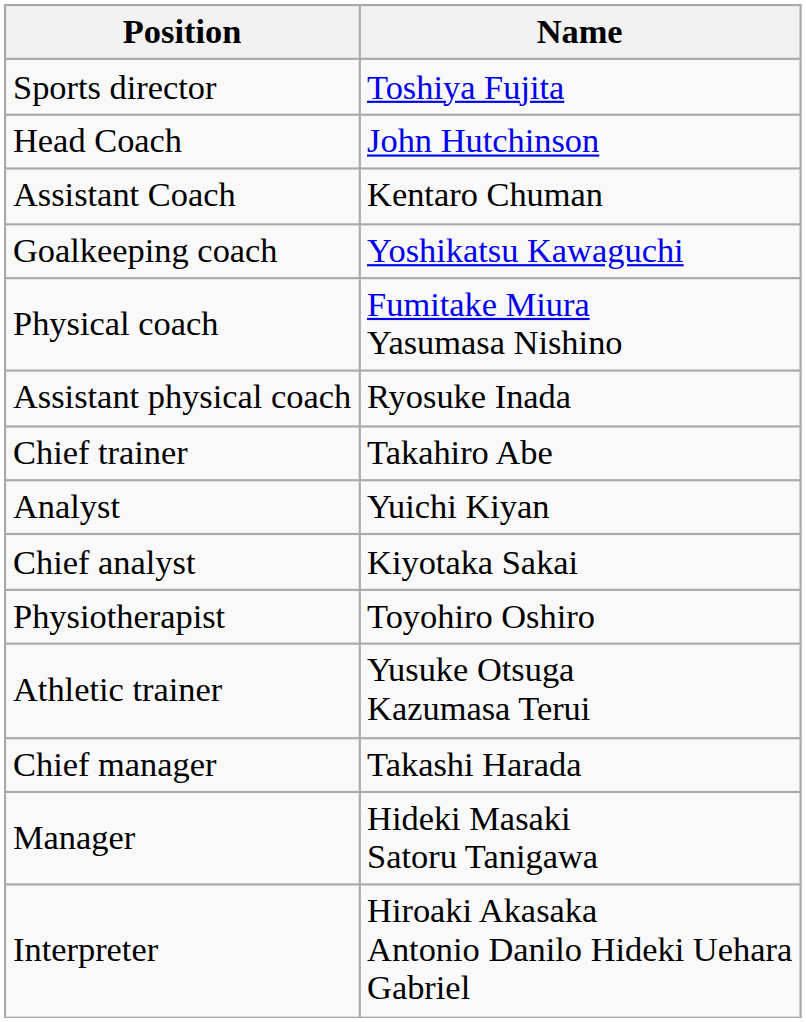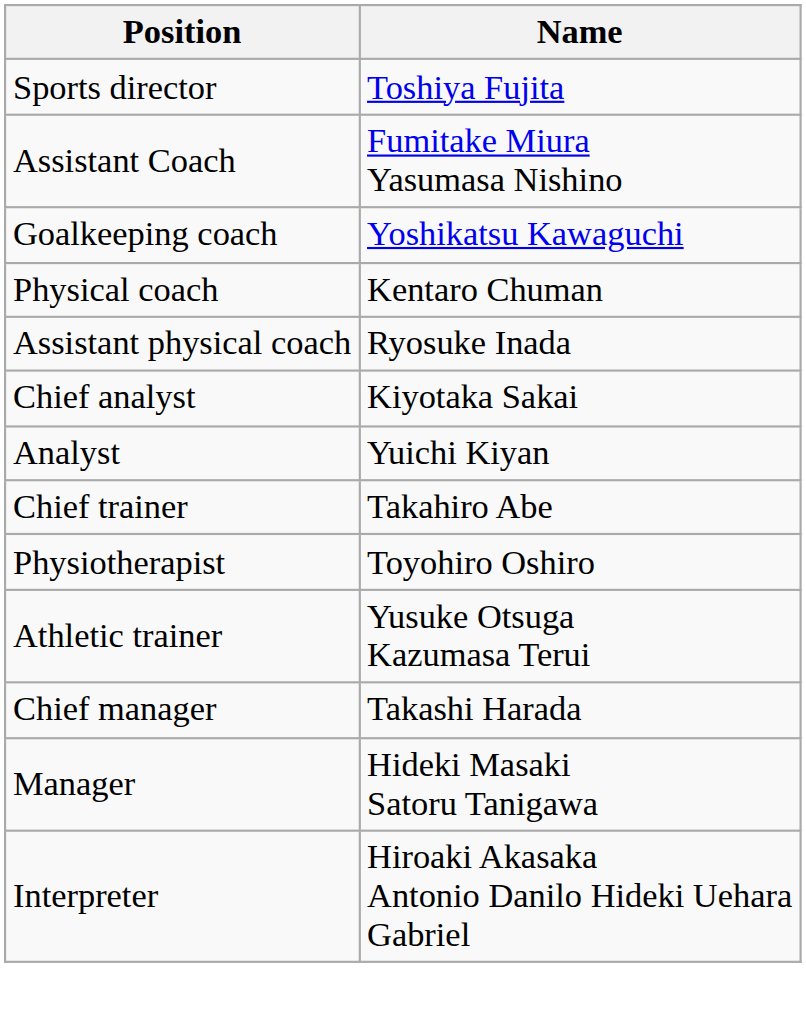- row: (98, 140)
(485, 195) Kentaro Chuman -> (495, 160) Fumitake Miura Yasumasa Nishino
(495, 323) Fumitake Miura Yasumasa Nishino -> (485, 288) Kentaro Chuman
rows swapped: (104, 561) <-> (100, 452)
